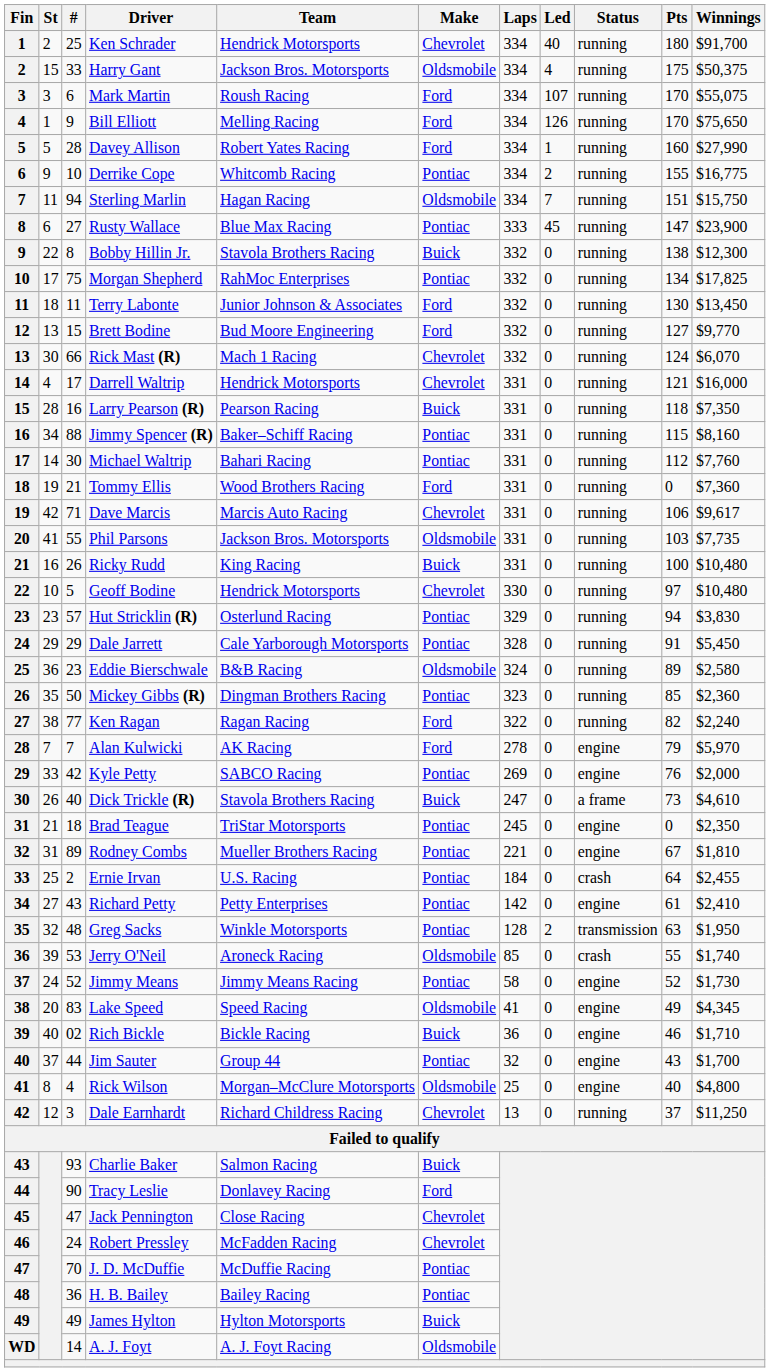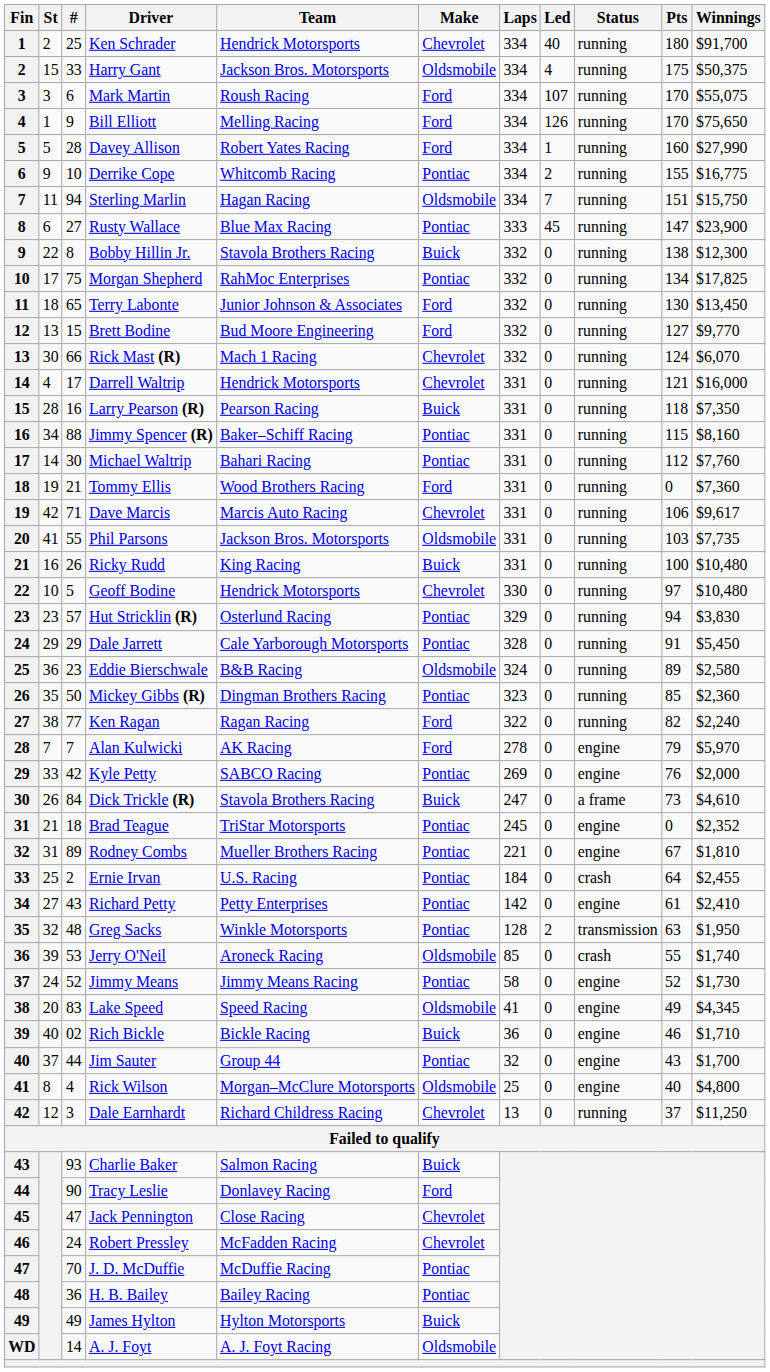(73, 304) 11 -> (74, 304) 65
(74, 799) 40 -> (74, 799) 84
(718, 825) $2,350 -> (718, 825) $2,352
